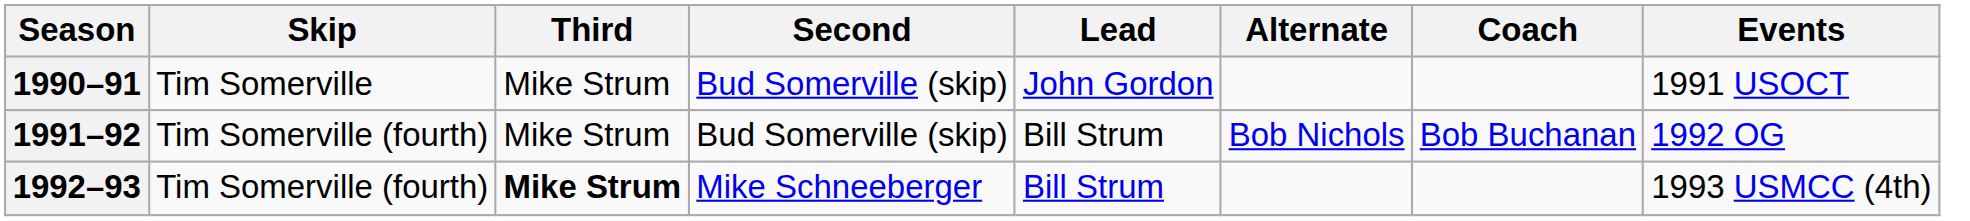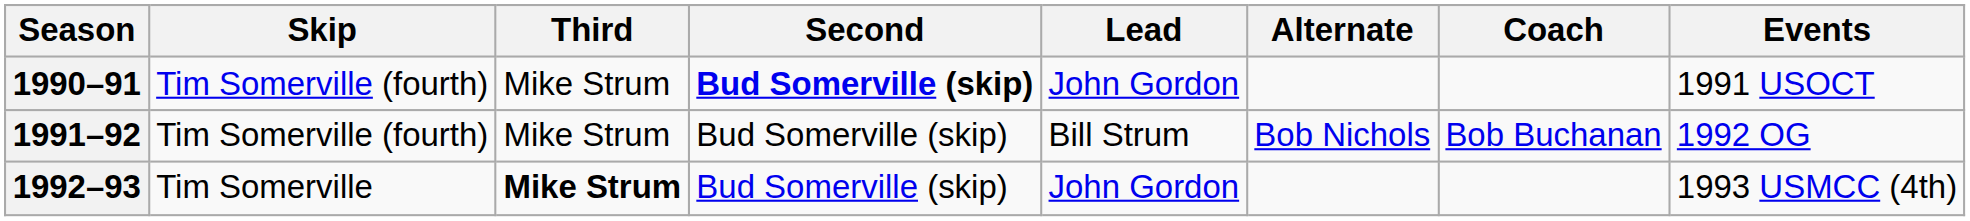(265, 82) Tim Somerville -> (322, 82) Tim Somerville (fourth)
(852, 82) normal -> (865, 82) bold
(322, 187) Tim Somerville (fourth) -> (265, 187) Tim Somerville
(839, 187) Mike Schneeberger -> (852, 187) Bud Somerville (skip)
(1093, 187) Bill Strum -> (1144, 187) John Gordon
